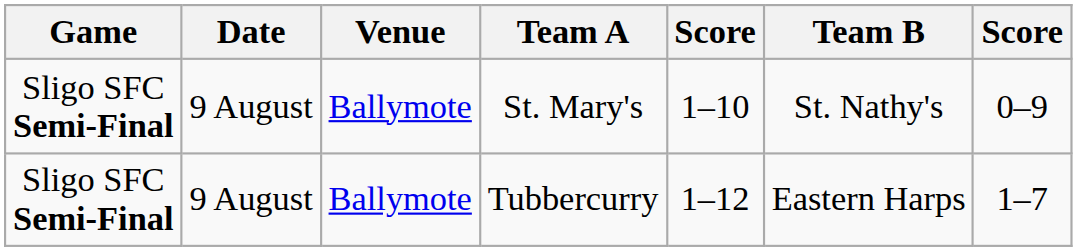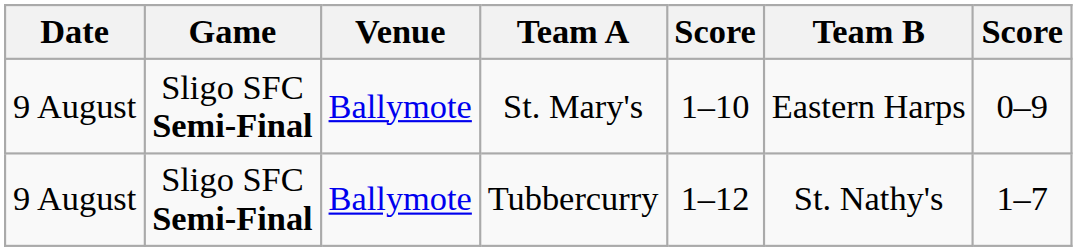columns swapped: (93, 31) <-> (251, 31)
(869, 105) St. Nathy's -> (869, 105) Eastern Harps
(869, 198) Eastern Harps -> (869, 198) St. Nathy's
